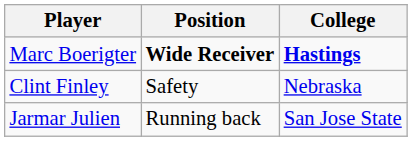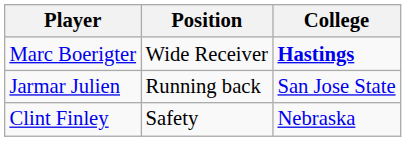(210, 53) bold -> (207, 53) normal
rows swapped: (59, 86) <-> (65, 119)
